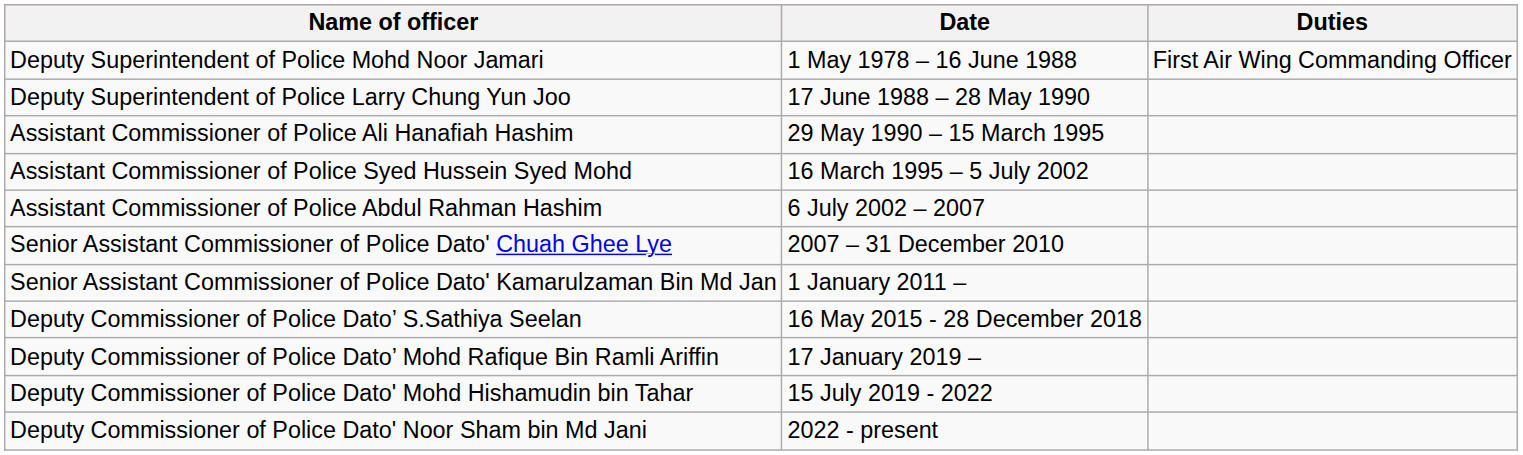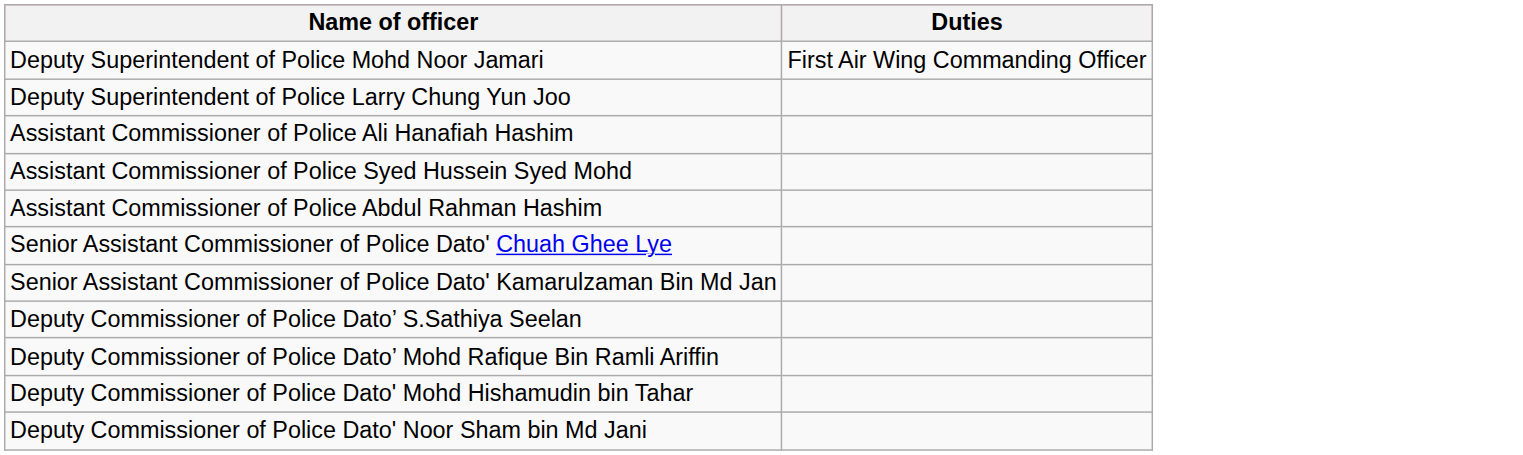- column: (965, 23)
